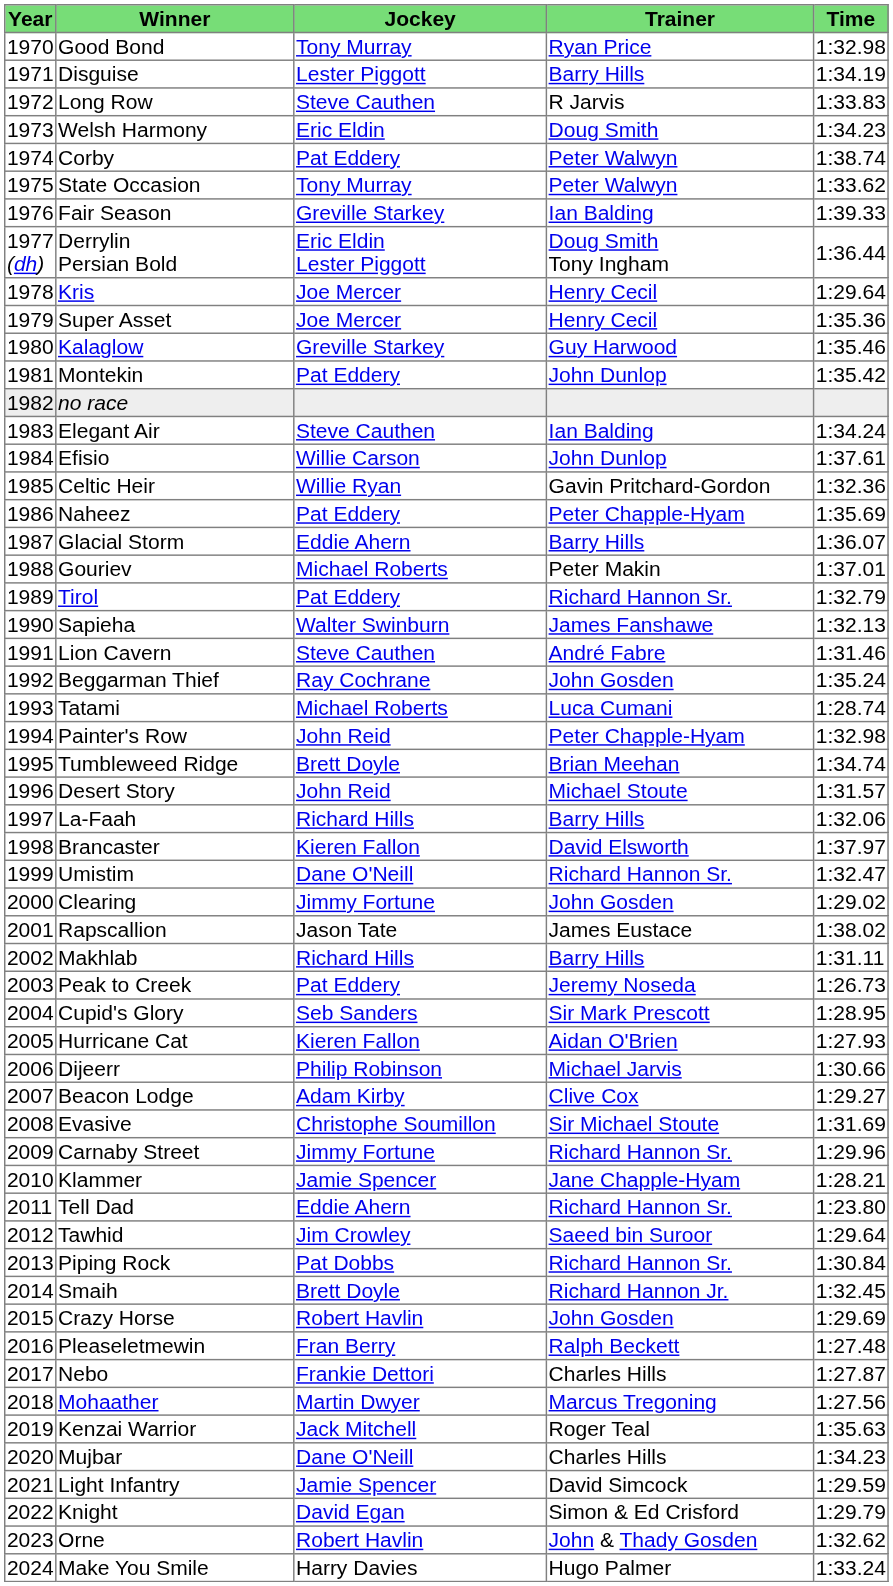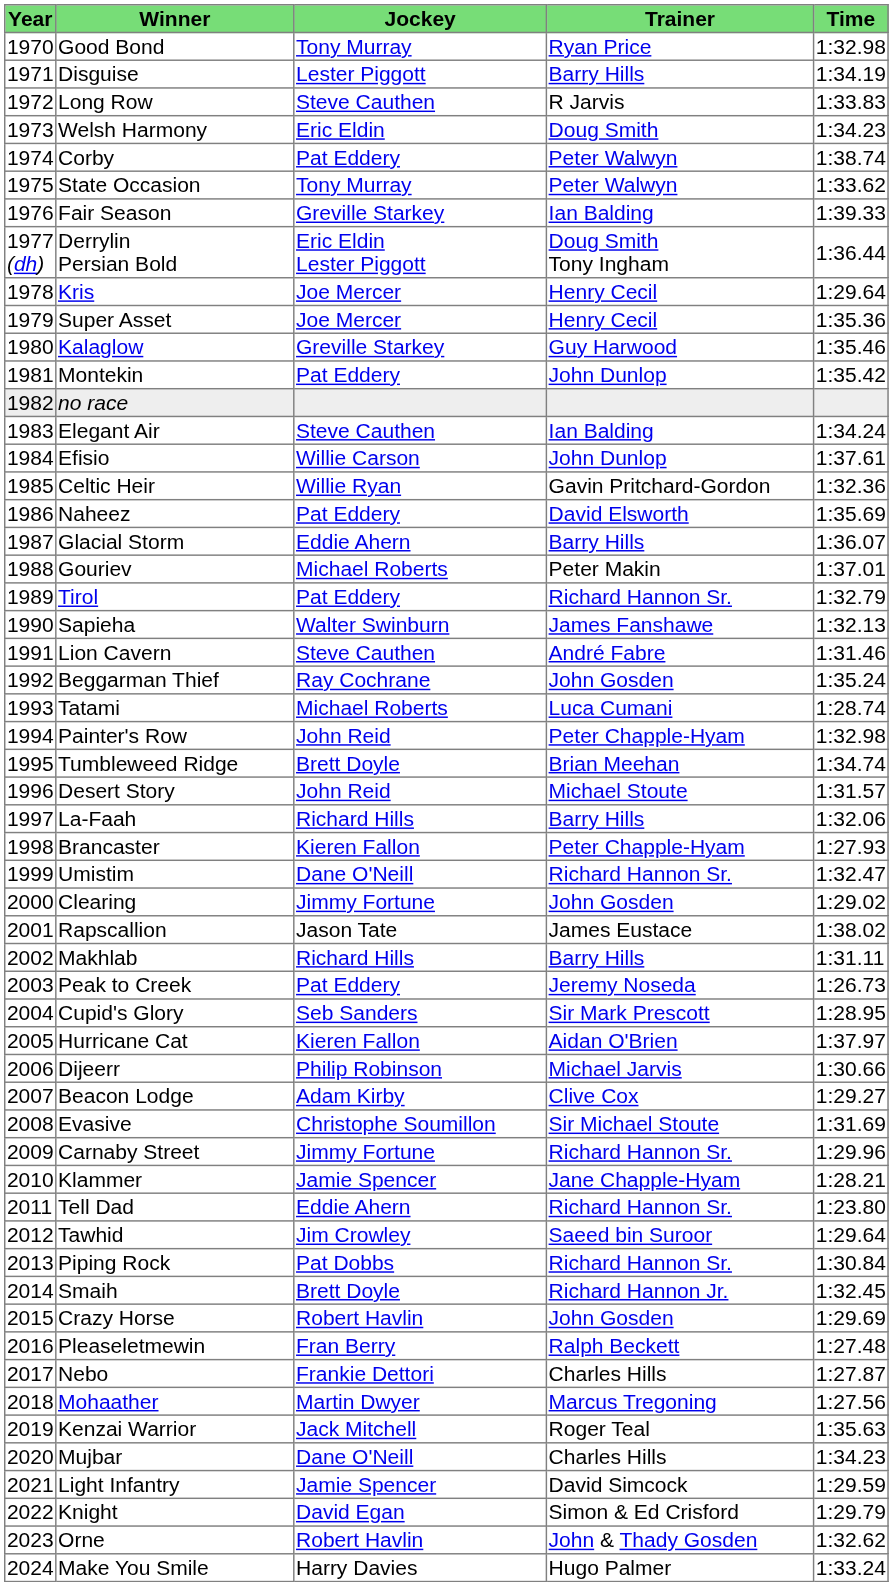(647, 514) Peter Chapple-Hyam -> (619, 514) David Elsworth
(619, 846) David Elsworth -> (647, 846) Peter Chapple-Hyam
(851, 846) 1:37.97 -> (851, 846) 1:27.93
(851, 1041) 1:27.93 -> (851, 1041) 1:37.97
